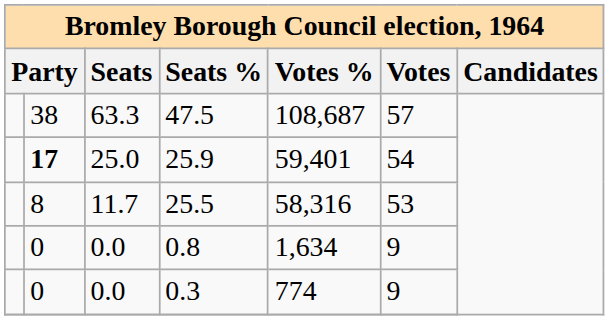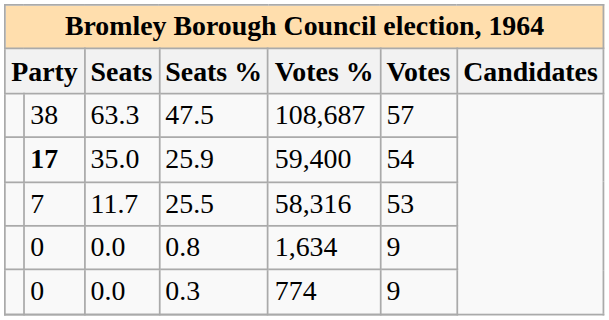(115, 159) 25.0 -> (115, 159) 35.0
(313, 159) 59,401 -> (313, 159) 59,400
(37, 203) 8 -> (37, 203) 7
